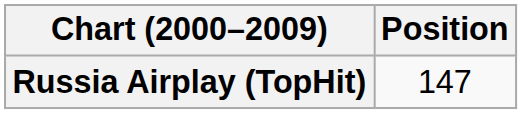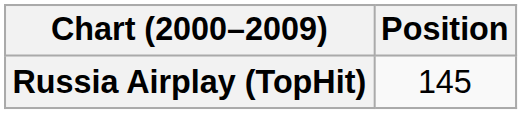(445, 81) 147 -> (445, 81) 145
